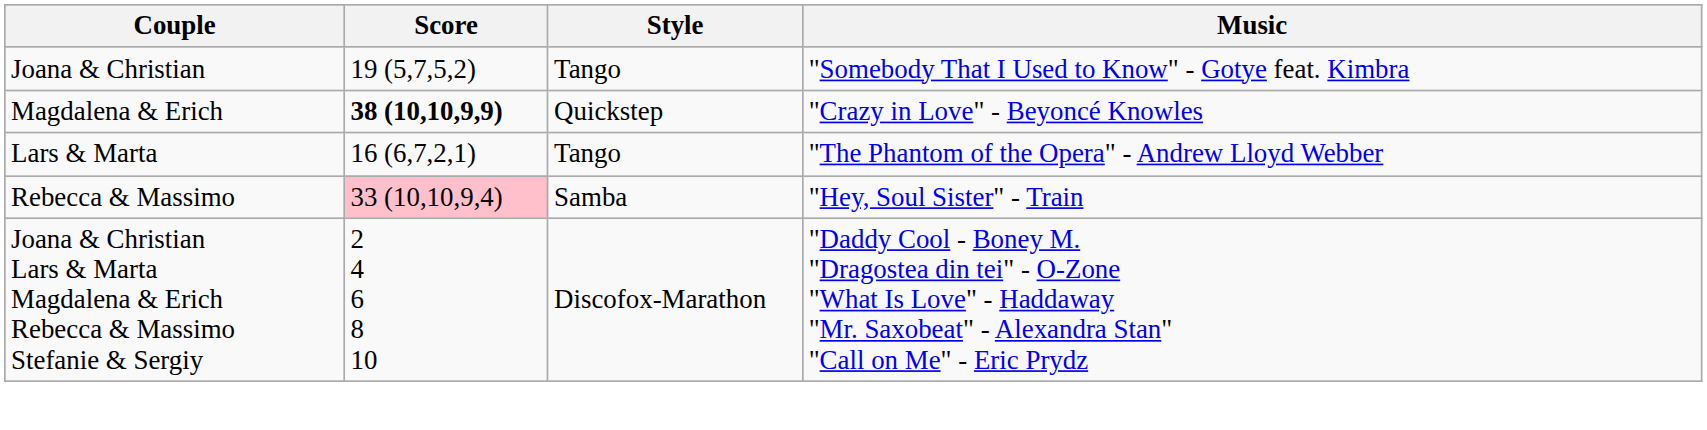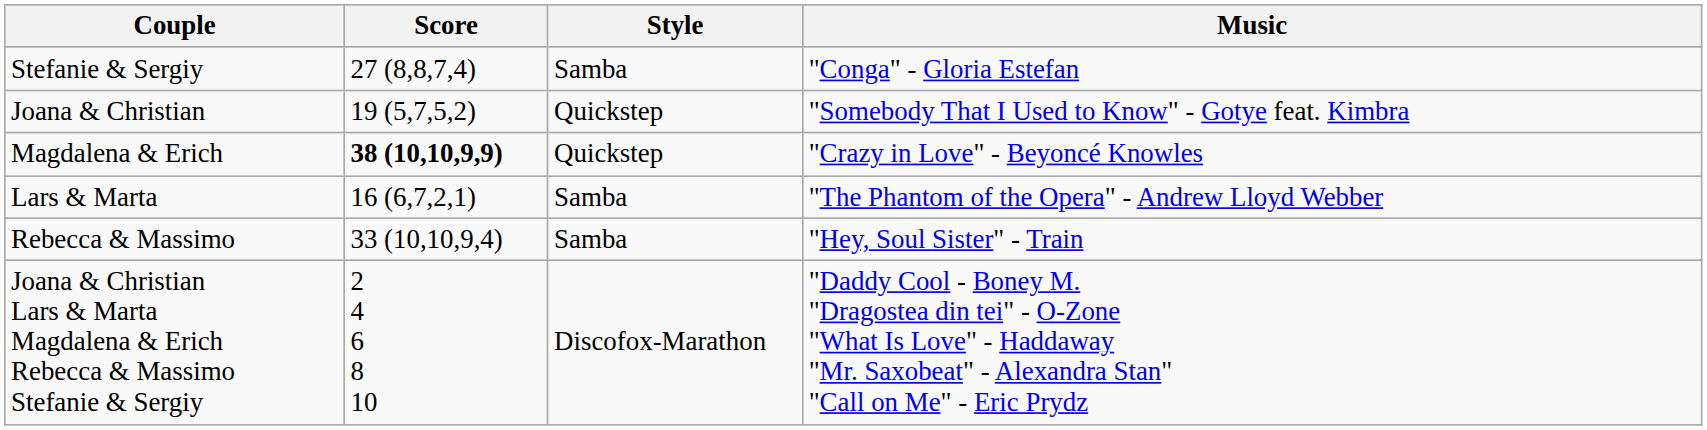+ row: (107, 68)
(587, 68) Tango -> (609, 111) Quickstep
(587, 153) Tango -> (591, 196) Samba
(427, 196) pink background -> (427, 238) no background
